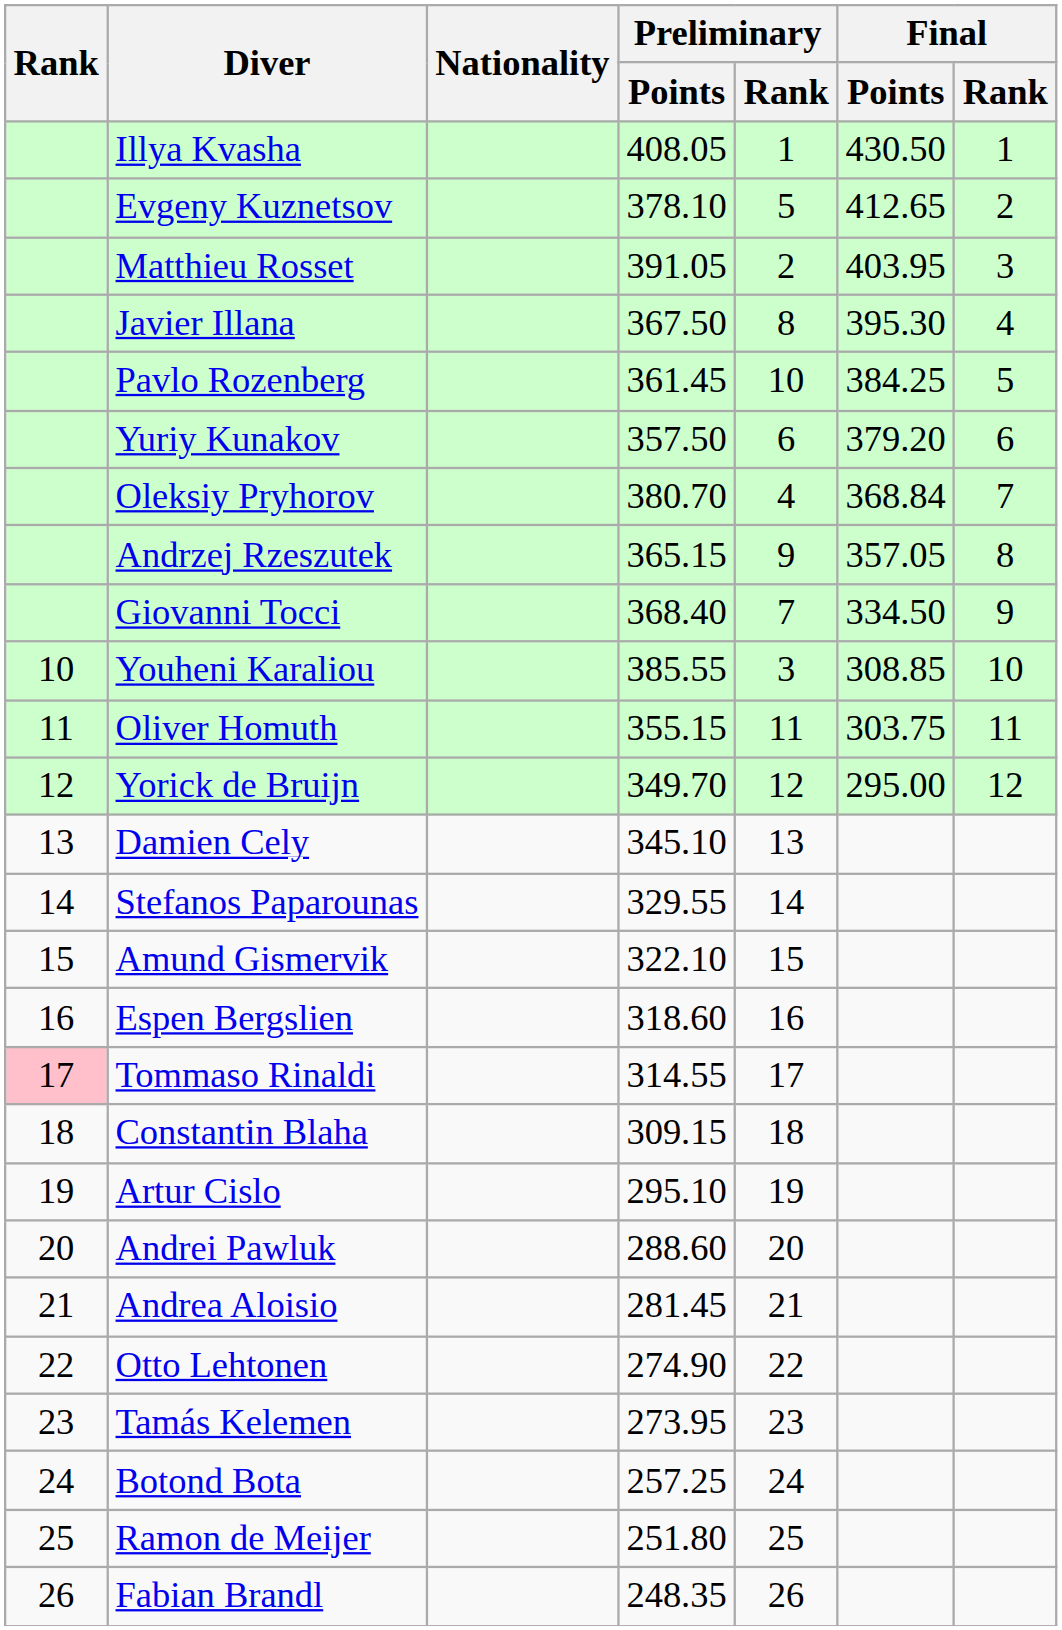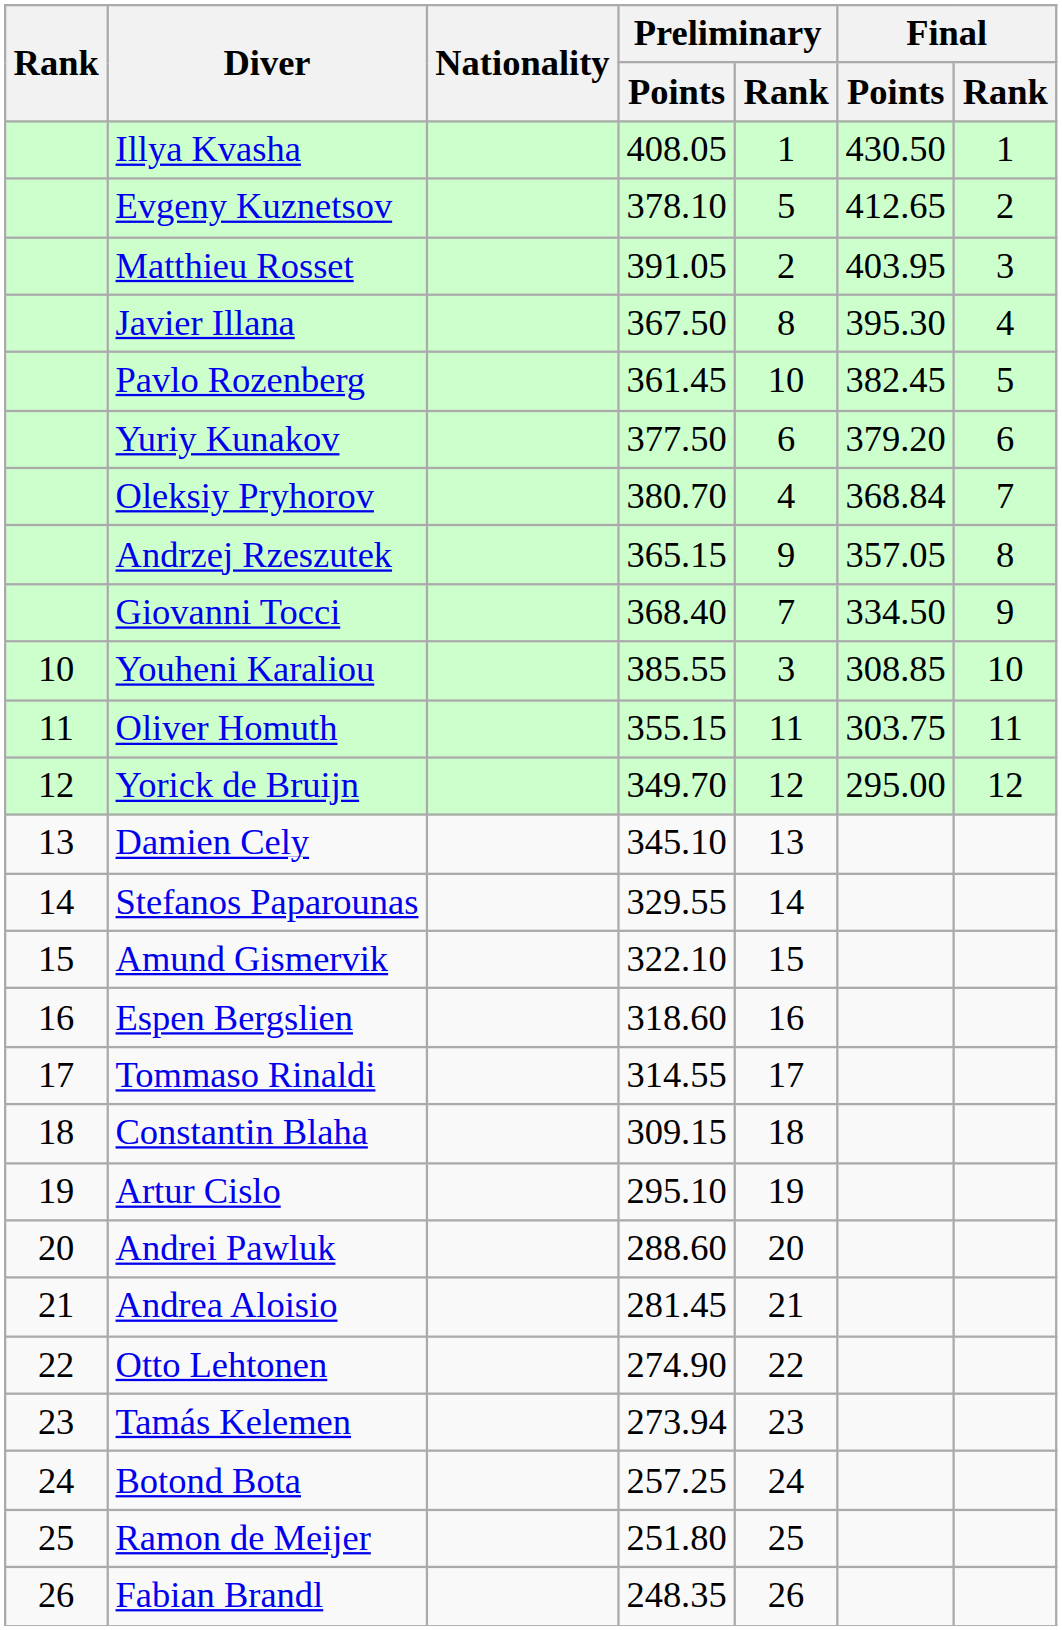(896, 380) 384.25 -> (896, 380) 382.45
(677, 438) 357.50 -> (677, 438) 377.50
(56, 1074) pink background -> (56, 1074) no background
(677, 1421) 273.95 -> (677, 1421) 273.94
